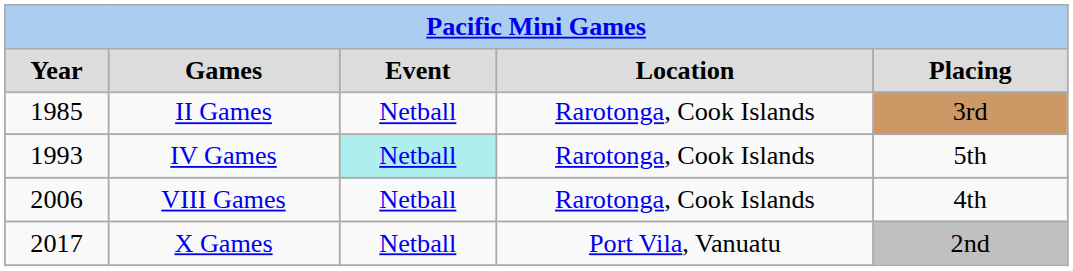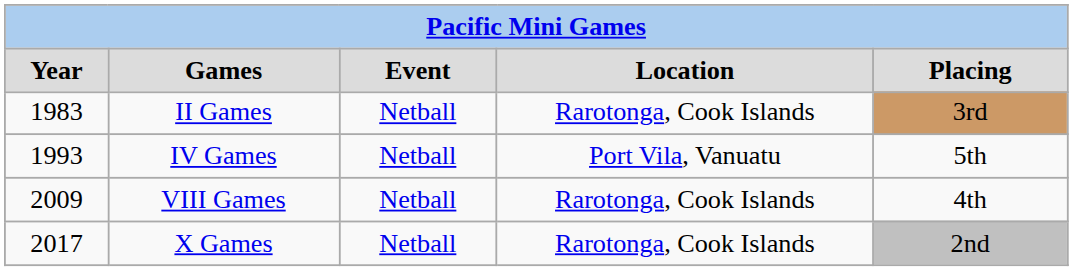(57, 112) 1985 -> (57, 112) 1983
(418, 156) paleturquoise background -> (418, 156) no background
(685, 156) Rarotonga, Cook Islands -> (685, 156) Port Vila, Vanuatu
(57, 199) 2006 -> (57, 199) 2009
(685, 242) Port Vila, Vanuatu -> (685, 242) Rarotonga, Cook Islands
